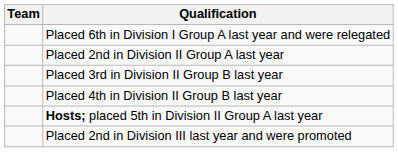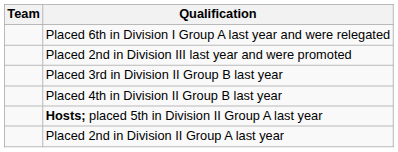rows swapped: (165, 55) <-> (199, 136)
